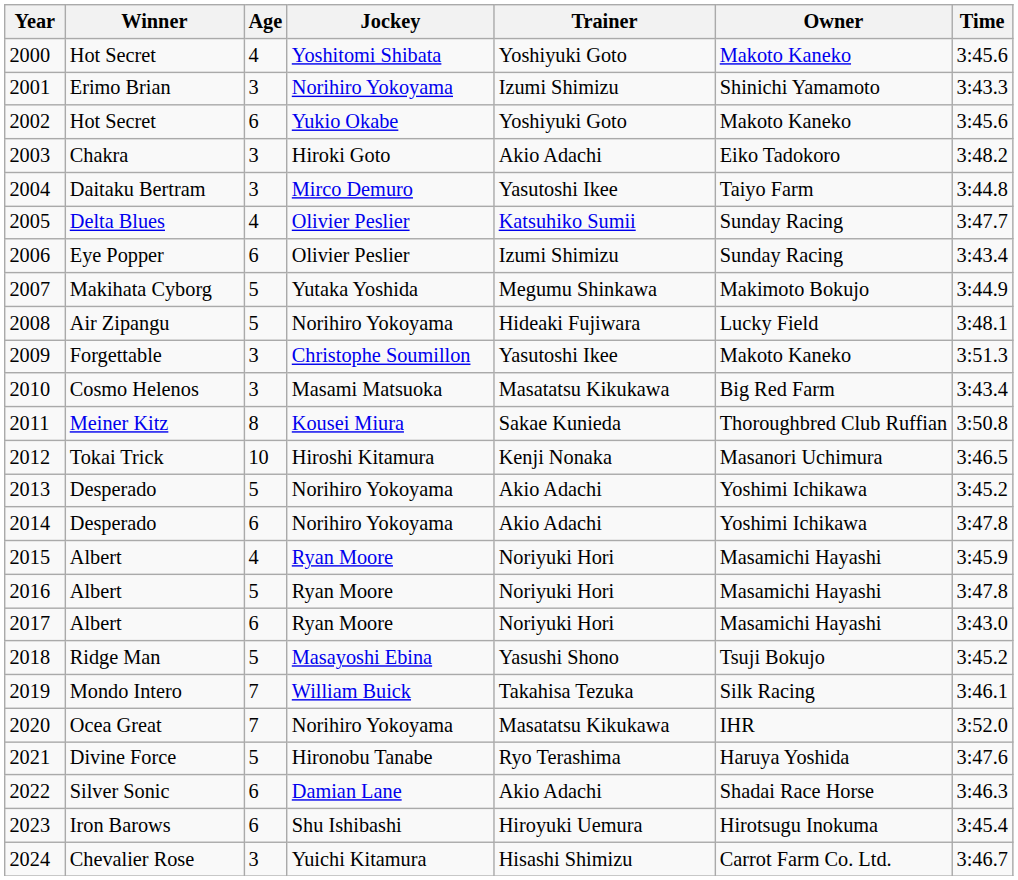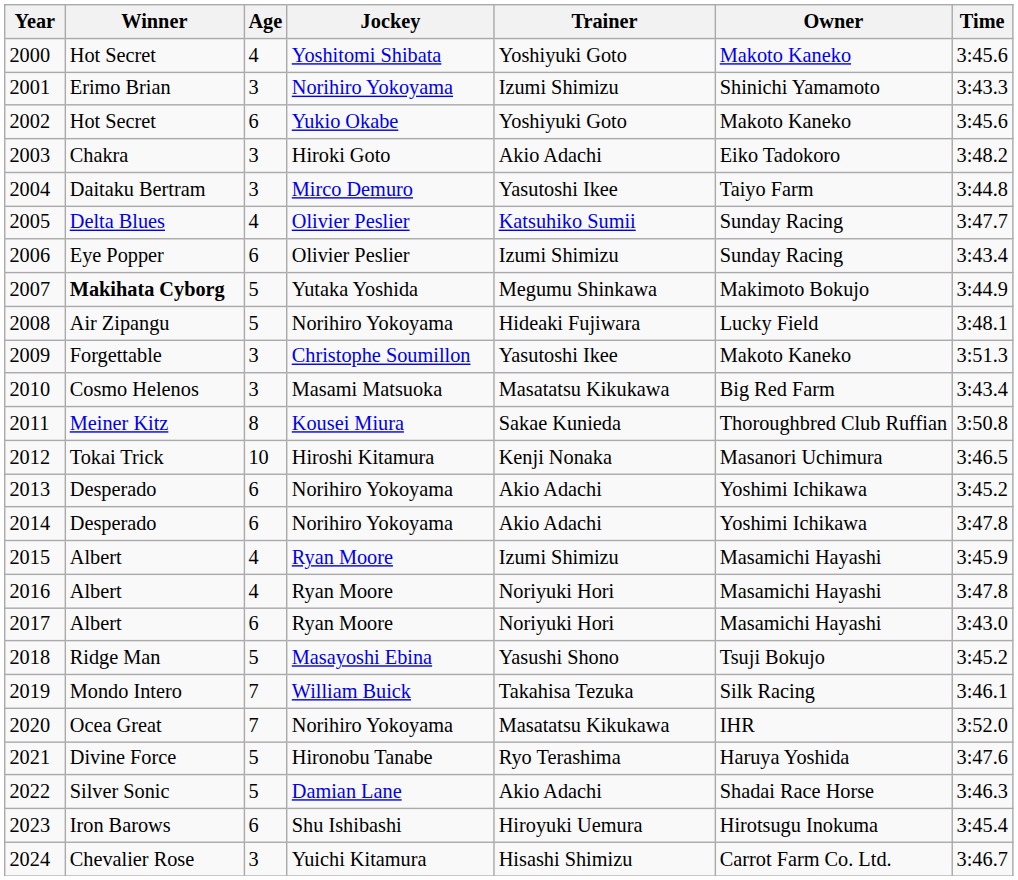(141, 289) normal -> (147, 289) bold
(254, 490) 5 -> (254, 490) 6
(556, 557) Noriyuki Hori -> (559, 557) Izumi Shimizu
(254, 590) 5 -> (254, 590) 4
(254, 791) 6 -> (254, 791) 5
